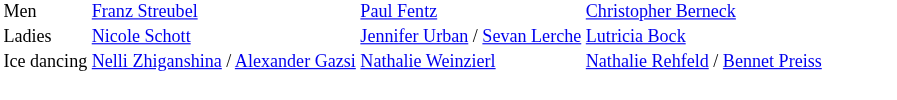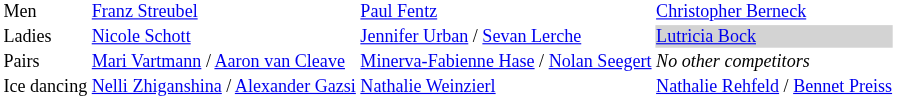(636, 36) no background -> (706, 36) lightgrey background
+ row: (21, 61)
